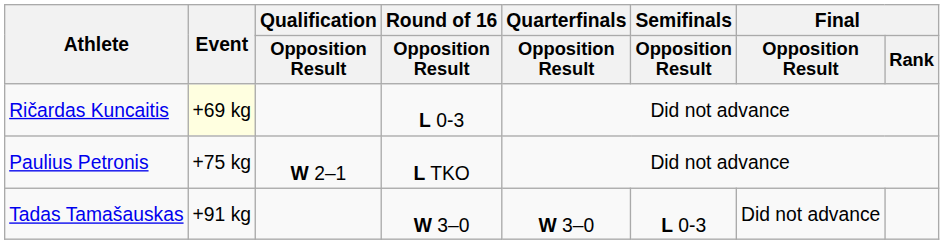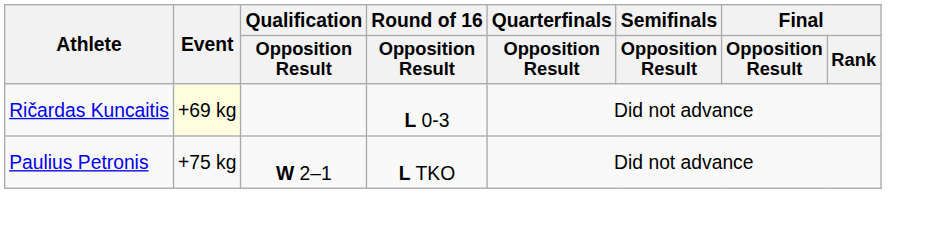- row: (96, 214)
